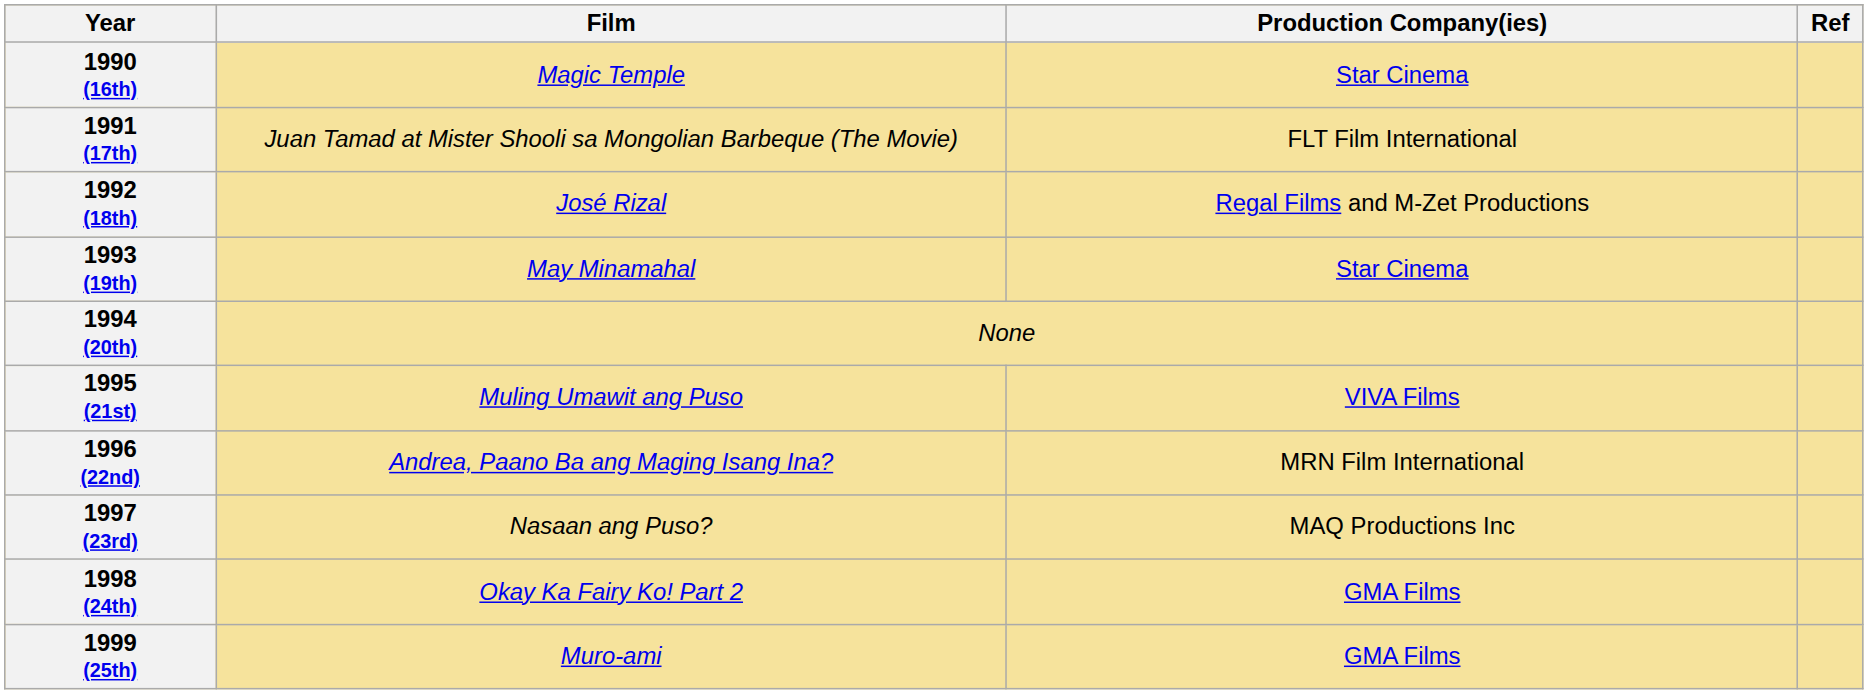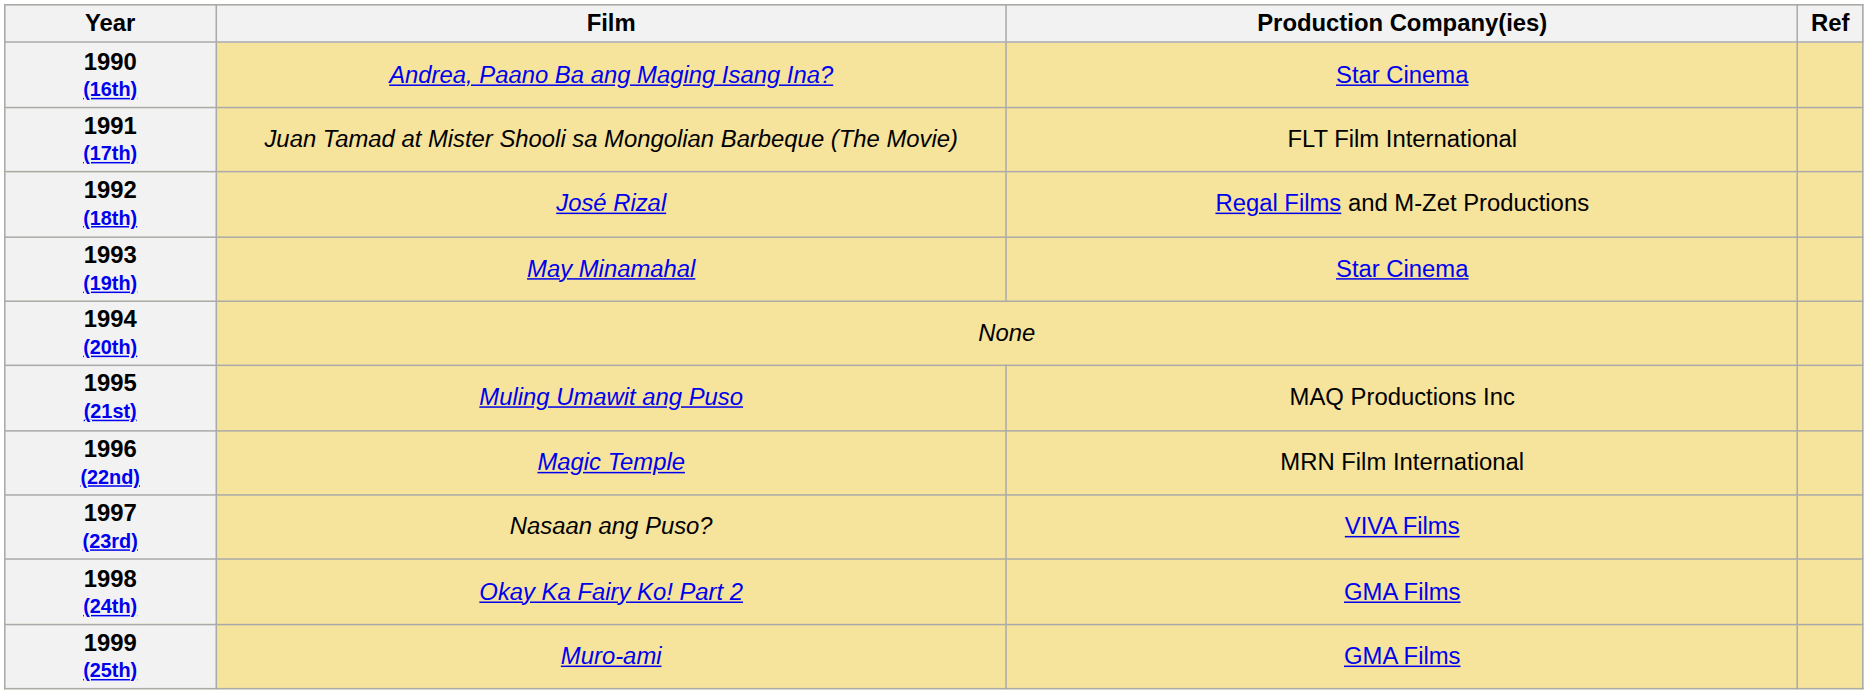(611, 74) Magic Temple -> (611, 74) Andrea, Paano Ba ang Maging Isang Ina?
(1402, 397) VIVA Films -> (1402, 397) MAQ Productions Inc
(611, 462) Andrea, Paano Ba ang Maging Isang Ina? -> (611, 462) Magic Temple
(1402, 527) MAQ Productions Inc -> (1402, 527) VIVA Films
